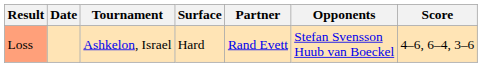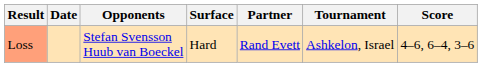columns swapped: (127, 15) <-> (344, 15)
